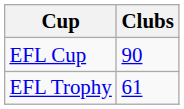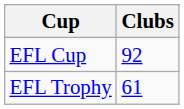(132, 54) 90 -> (132, 54) 92
